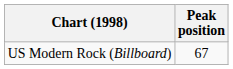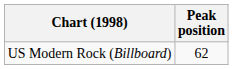(201, 53) 67 -> (201, 53) 62
